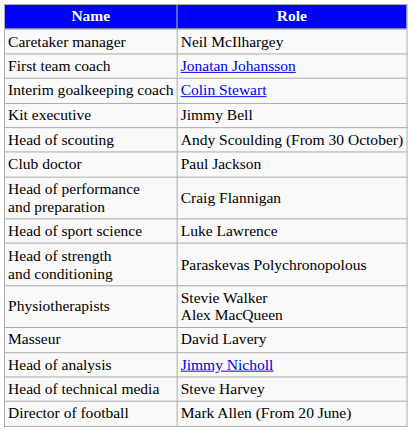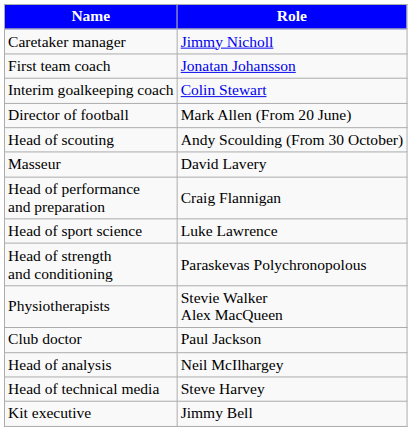(232, 41) Neil McIlhargey -> (227, 41) Jimmy Nicholl
rows swapped: (68, 413) <-> (50, 115)
rows swapped: (45, 164) <-> (34, 339)
(227, 364) Jimmy Nicholl -> (232, 364) Neil McIlhargey
